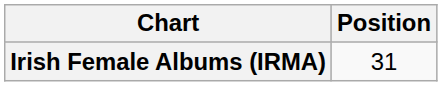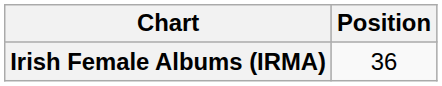(384, 61) 31 -> (384, 61) 36
